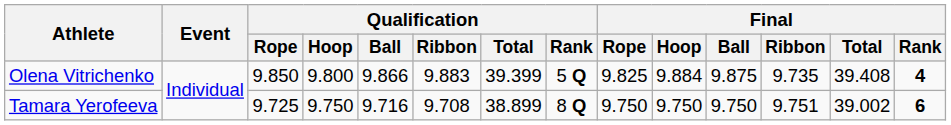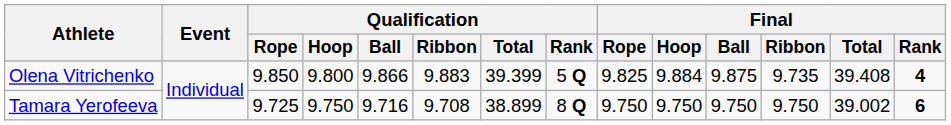(795, 105) 9.751 -> (795, 105) 9.750
